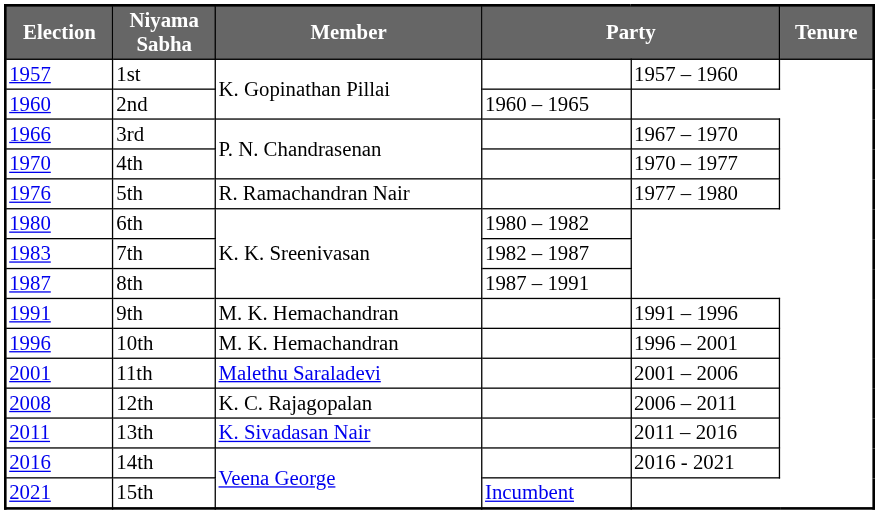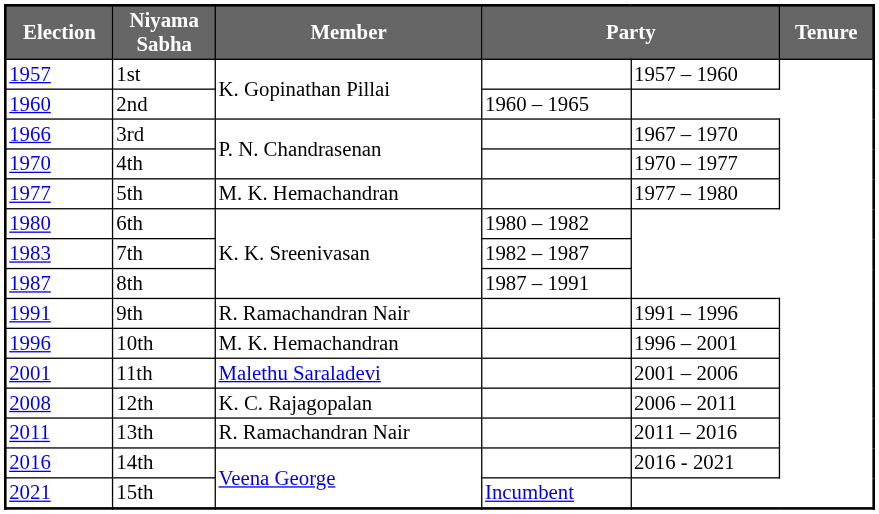(30, 193) 1976 -> (30, 193) 1977
(314, 193) R. Ramachandran Nair -> (309, 193) M. K. Hemachandran
(309, 313) M. K. Hemachandran -> (314, 313) R. Ramachandran Nair
(294, 432) K. Sivadasan Nair -> (314, 432) R. Ramachandran Nair
